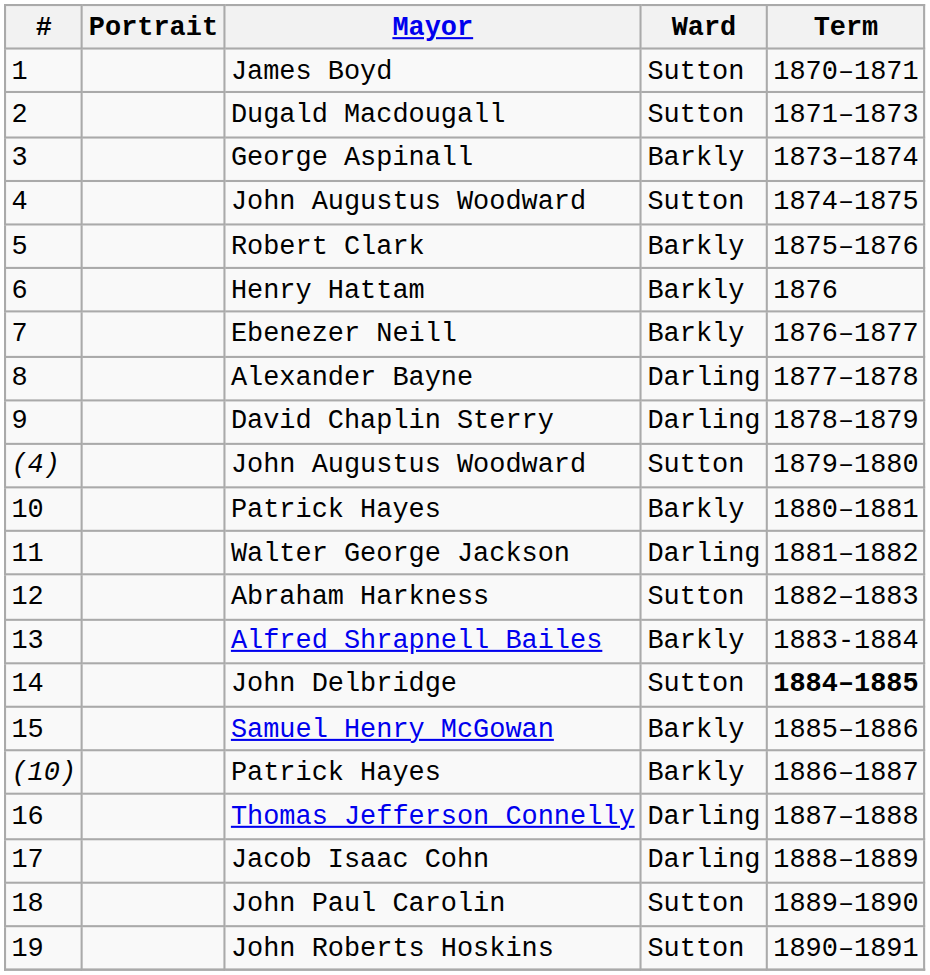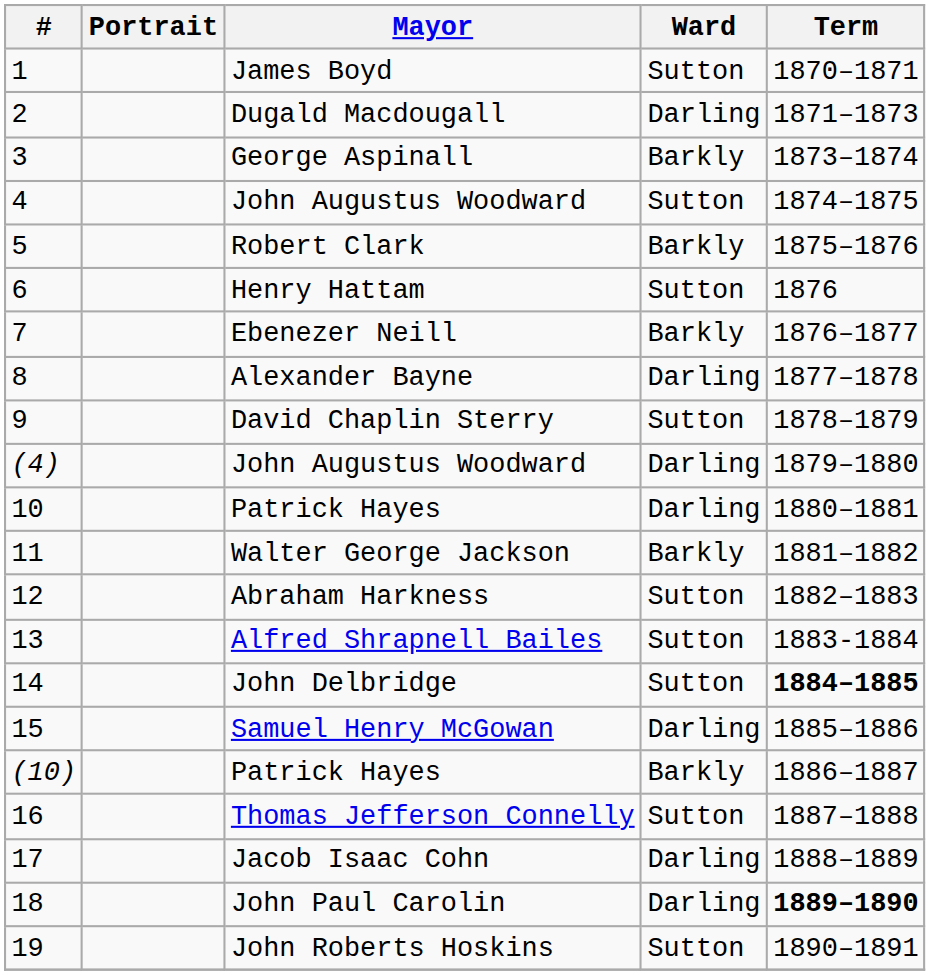(696, 115) Sutton -> (704, 115) Darling
(696, 290) Barkly -> (696, 290) Sutton
(704, 422) Darling -> (696, 422) Sutton
(696, 466) Sutton -> (704, 466) Darling
(696, 509) Barkly -> (704, 509) Darling
(704, 553) Darling -> (696, 553) Barkly
(696, 641) Barkly -> (696, 641) Sutton
(696, 729) Barkly -> (704, 729) Darling
(704, 816) Darling -> (696, 816) Sutton
(696, 904) Sutton -> (704, 904) Darling
(846, 904) normal -> (846, 904) bold
